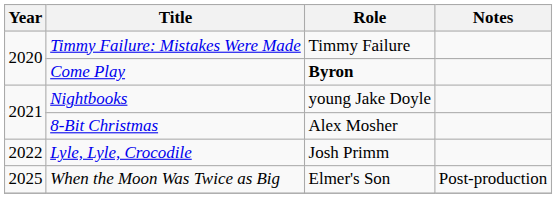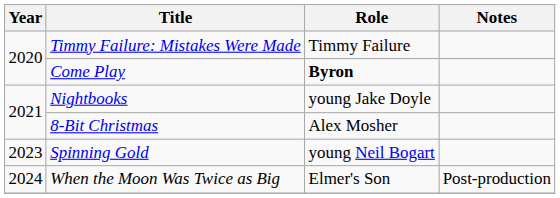- row: (121, 152)
+ row: (99, 152)
(25, 179) 2025 -> (25, 179) 2024
